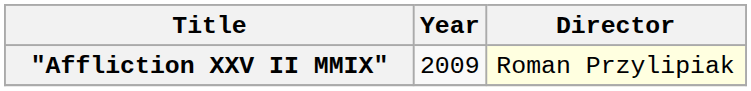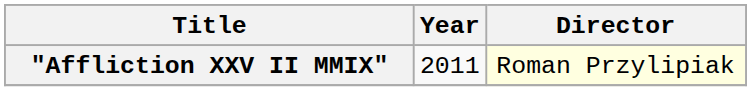(450, 66) 2009 -> (450, 66) 2011
